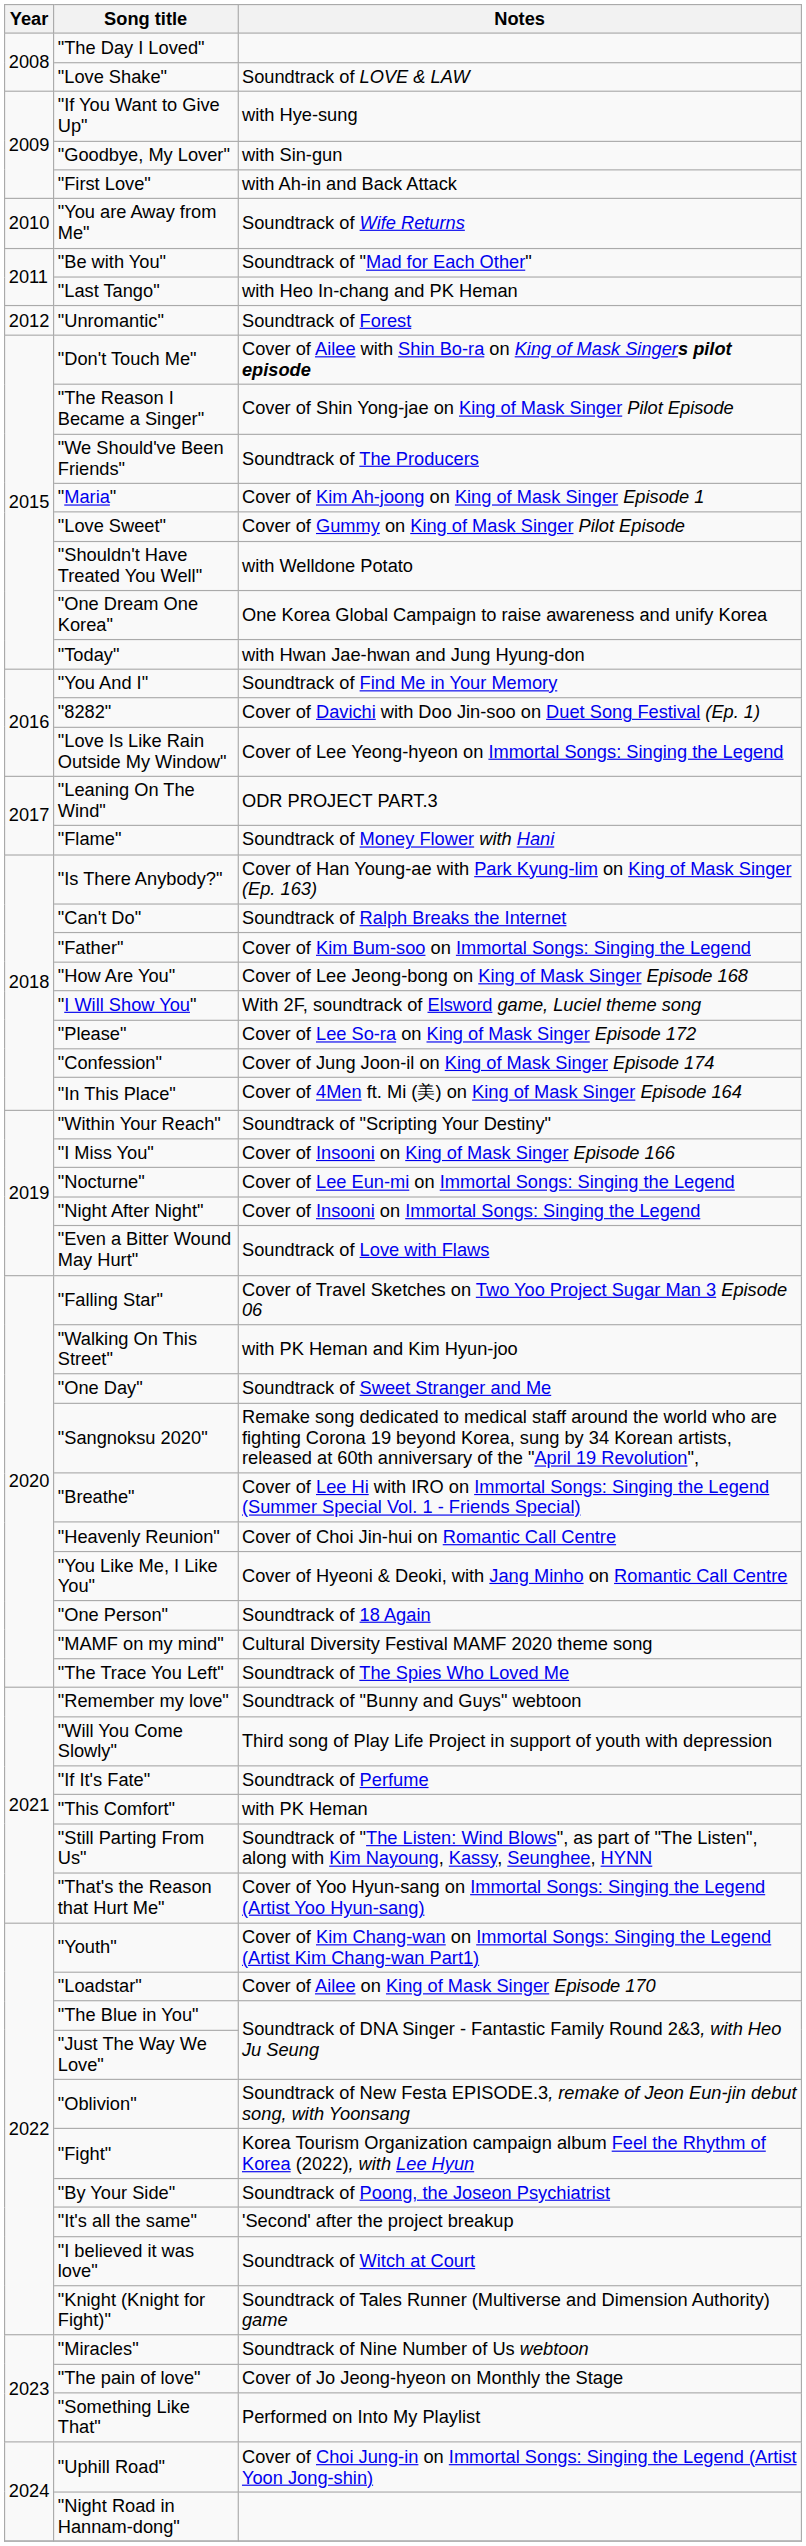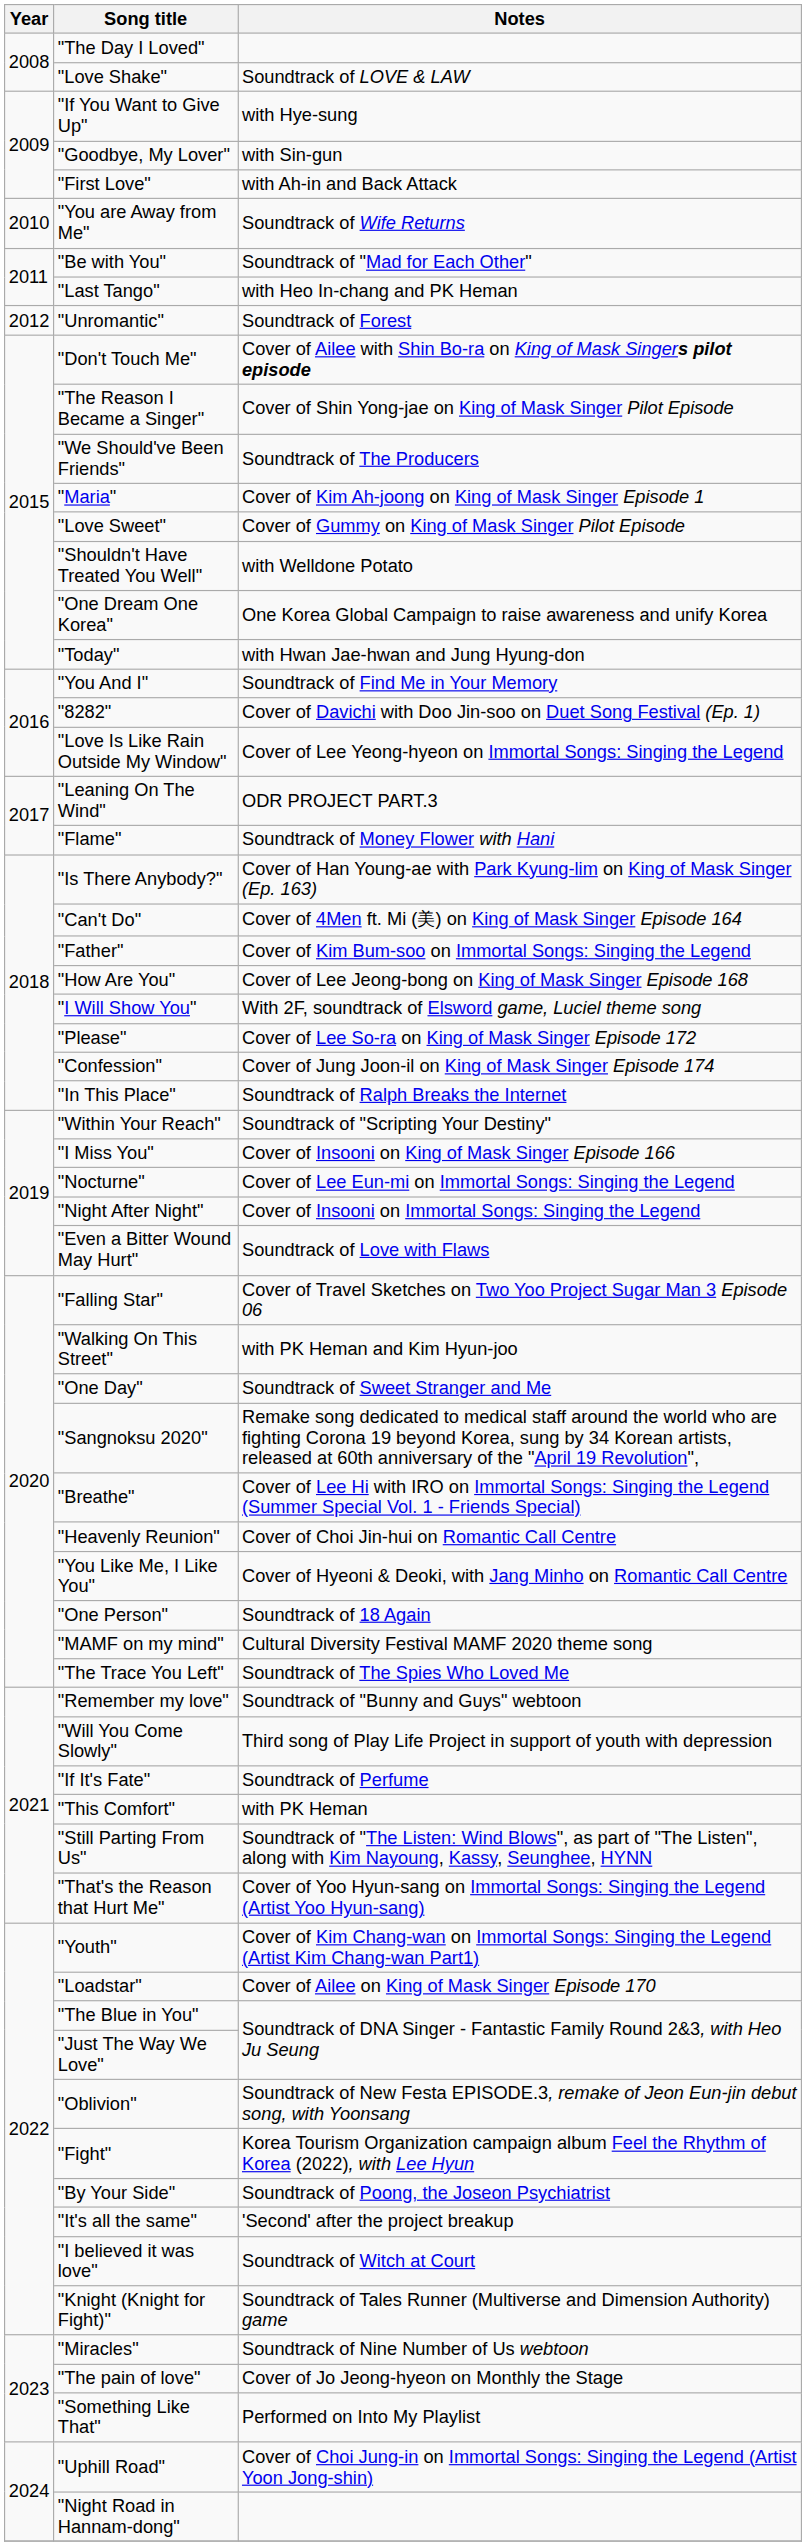(404, 918) Soundtrack of Ralph Breaks the Internet -> (492, 919) Cover of 4Men ft. Mi (美) on King of Mask Singer Episode 164
(492, 1093) Cover of 4Men ft. Mi (美) on King of Mask Singer Episode 164 -> (404, 1095) Soundtrack of Ralph Breaks the Internet
